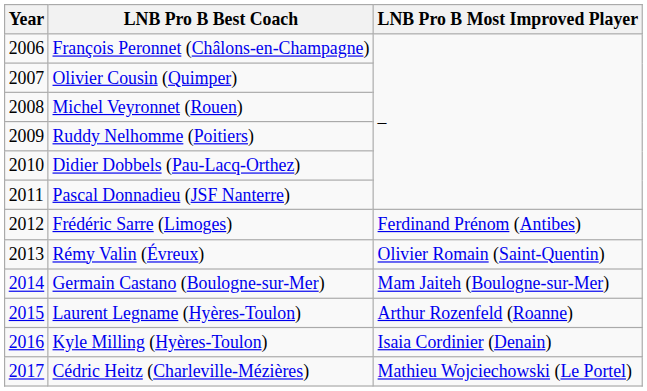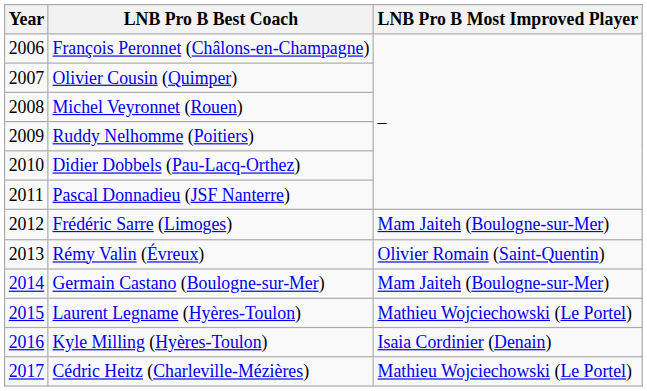(479, 224) Ferdinand Prénom (Antibes) -> (493, 224) Mam Jaiteh (Boulogne-sur-Mer)
(475, 312) Arthur Rozenfeld (Roanne) -> (505, 312) Mathieu Wojciechowski (Le Portel)
